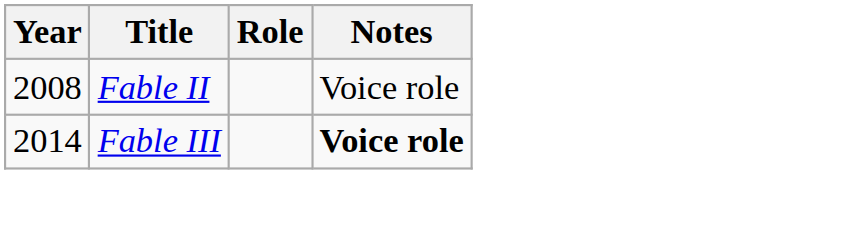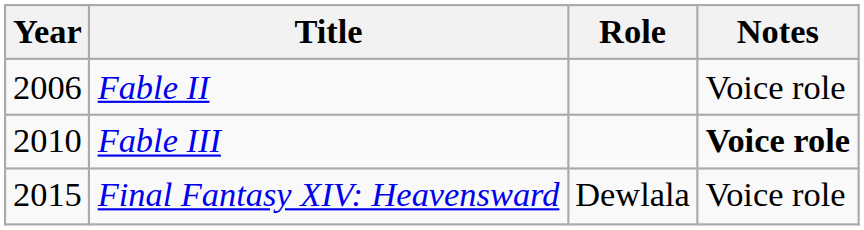(47, 86) 2008 -> (47, 86) 2006
(47, 140) 2014 -> (47, 140) 2010
+ row: (329, 195)
